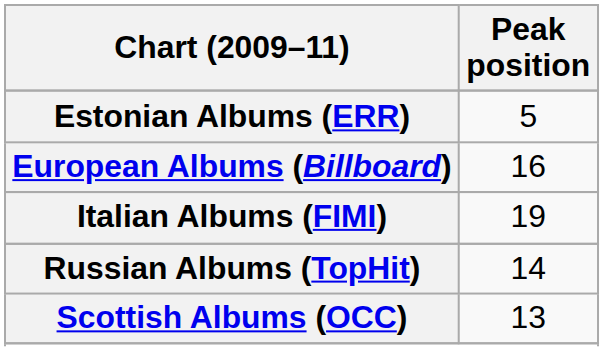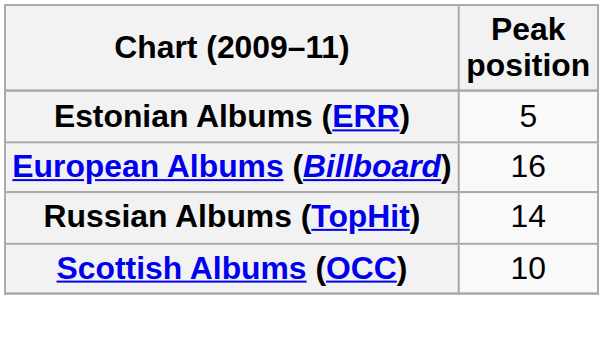- row: (232, 217)
(528, 318) 13 -> (528, 267) 10
